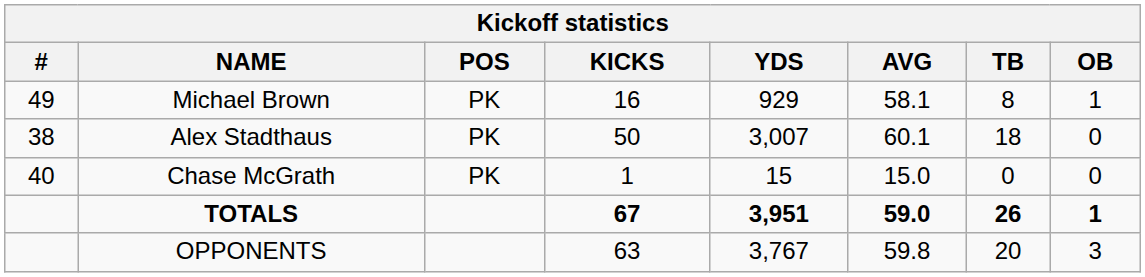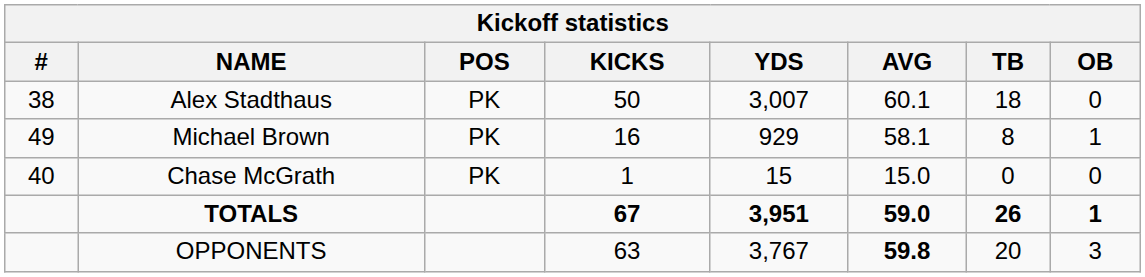rows swapped: (251, 137) <-> (251, 99)
(907, 251) normal -> (907, 251) bold
